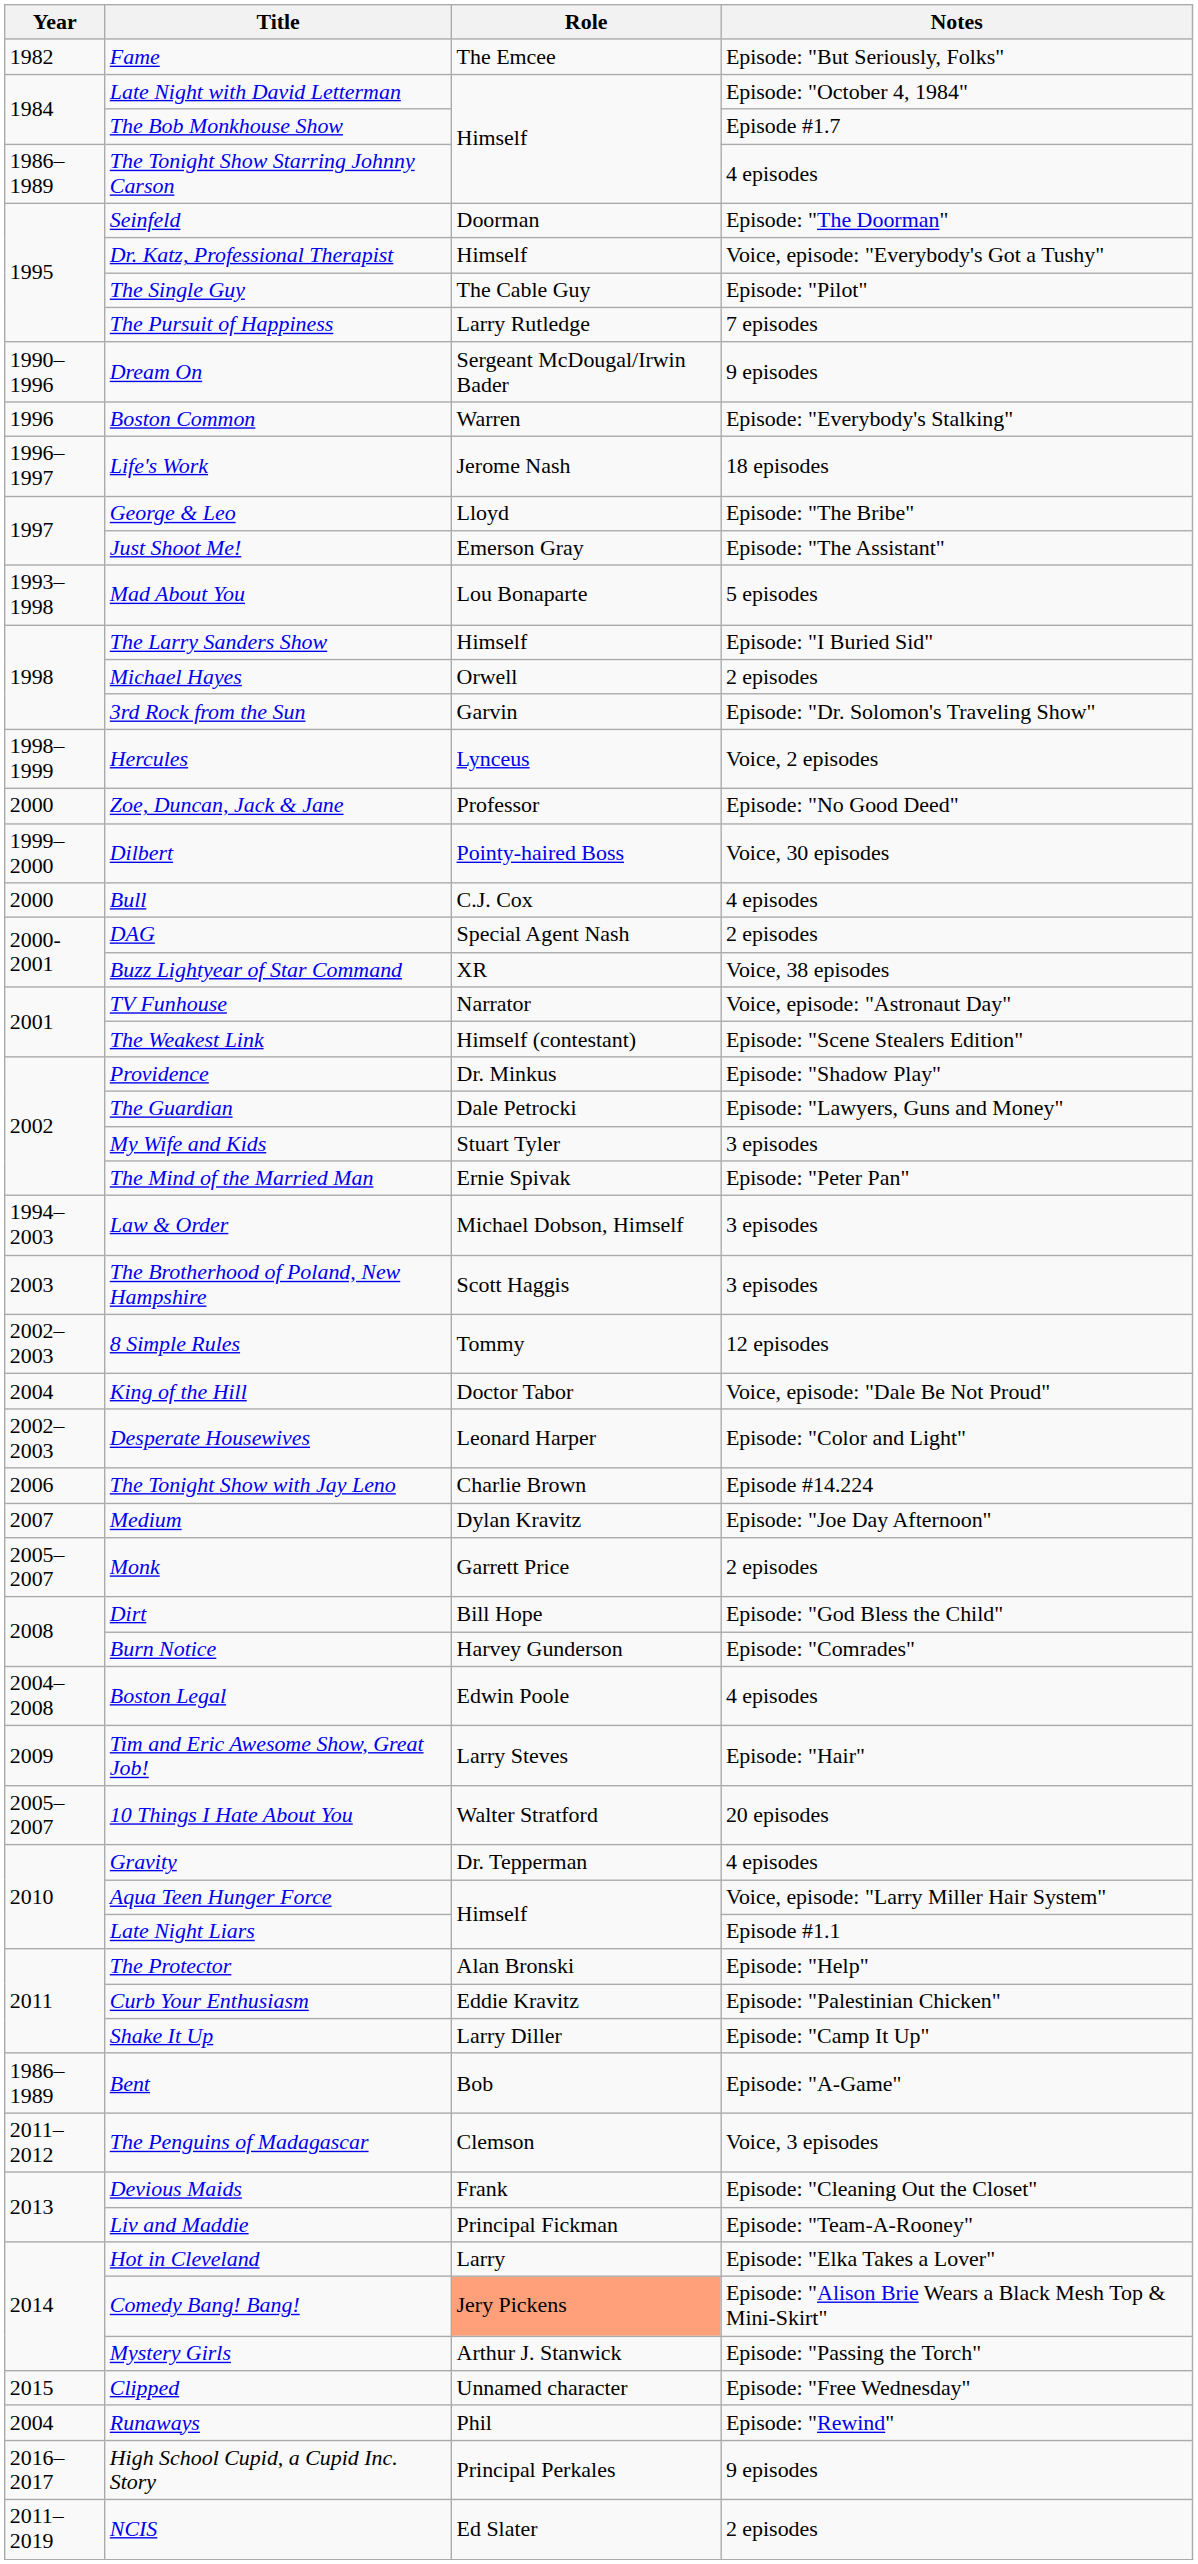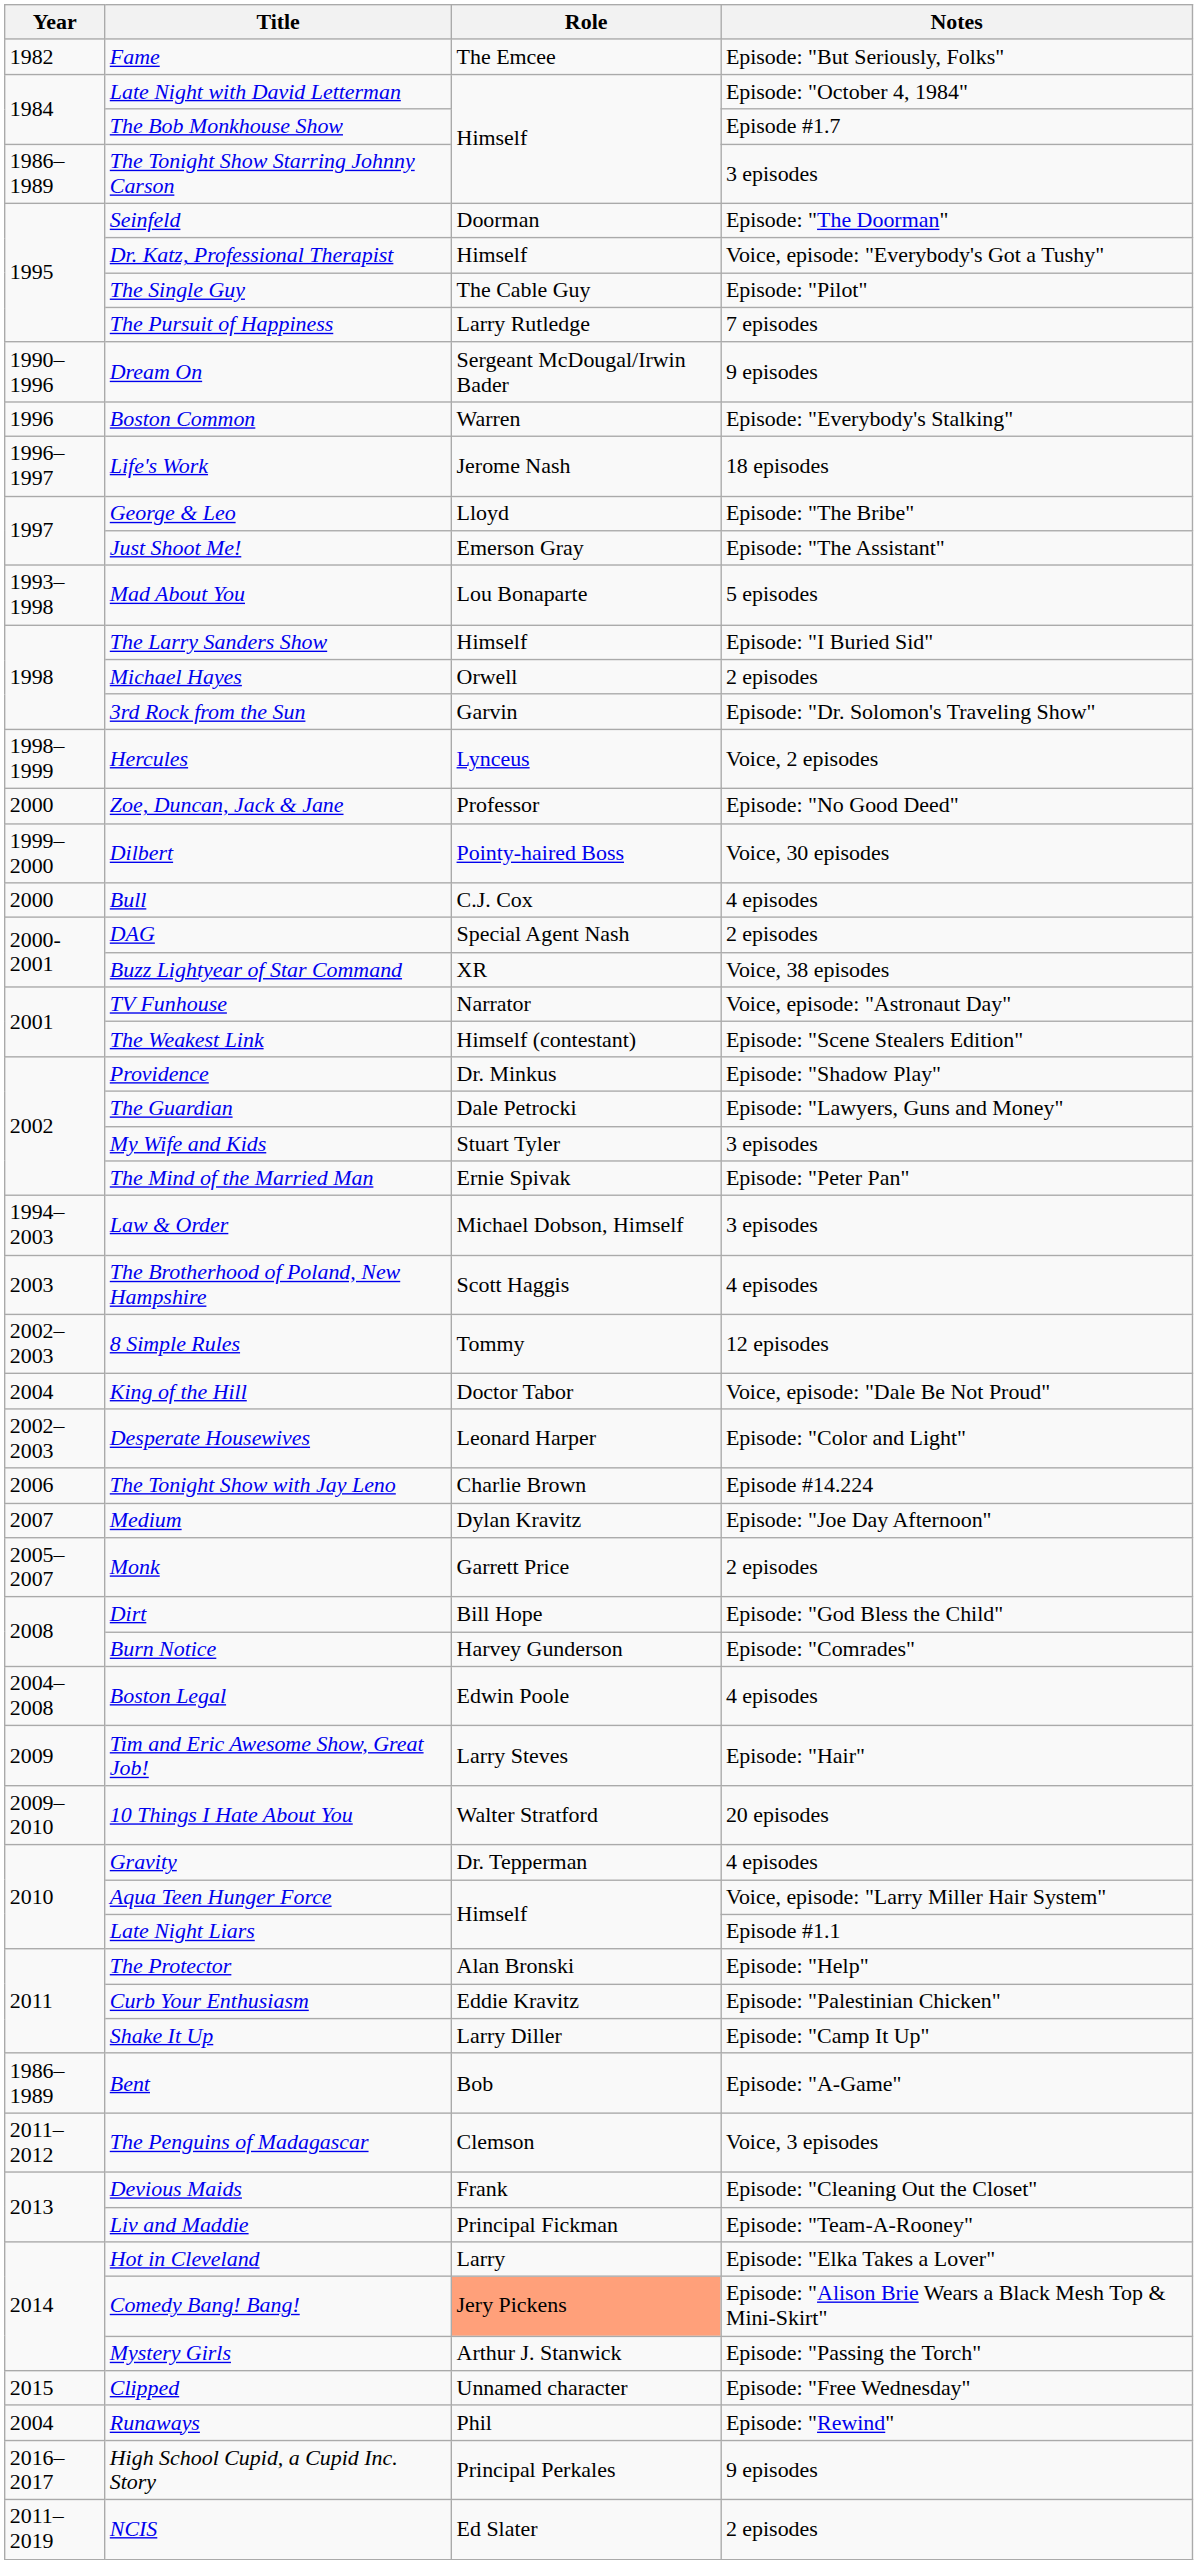(772, 173) 4 episodes -> (772, 173) 3 episodes
(772, 1284) 3 episodes -> (772, 1284) 4 episodes
(37, 1814) 2005–2007 -> (37, 1814) 2009–2010
